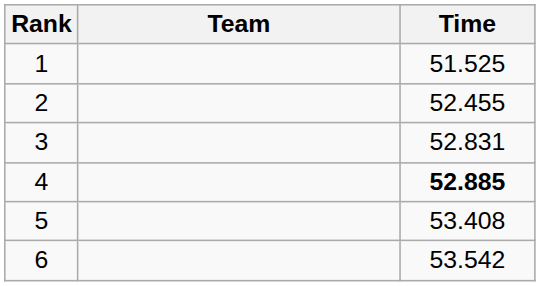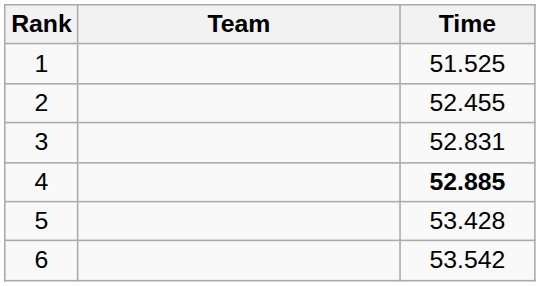(467, 220) 53.408 -> (467, 220) 53.428
